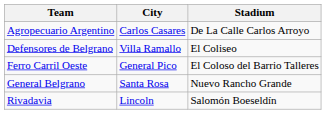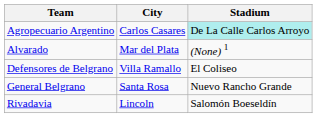(250, 30) no background -> (250, 30) paleturquoise background
+ row: (27, 49)
- row: (47, 65)
